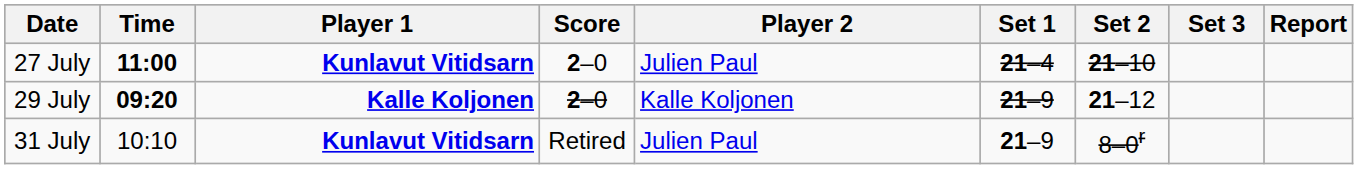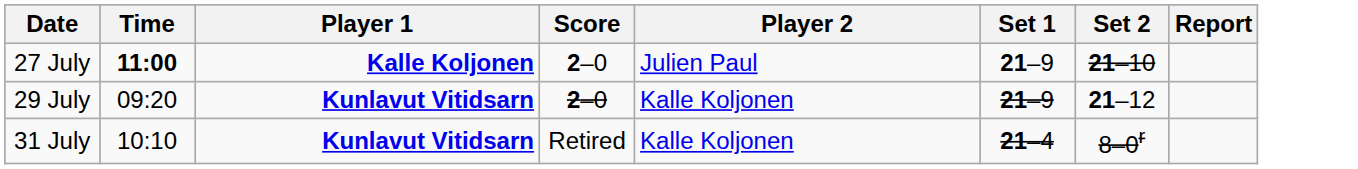- column: (1217, 24)
(428, 62) Kunlavut Vitidsarn -> (451, 62) Kalle Koljonen
(1027, 62) 21–4 -> (1027, 62) 21–9
(147, 100) bold -> (147, 100) normal
(451, 100) Kalle Koljonen -> (428, 100) Kunlavut Vitidsarn
(699, 141) Julien Paul -> (717, 141) Kalle Koljonen
(1027, 141) 21–9 -> (1027, 141) 21–4
